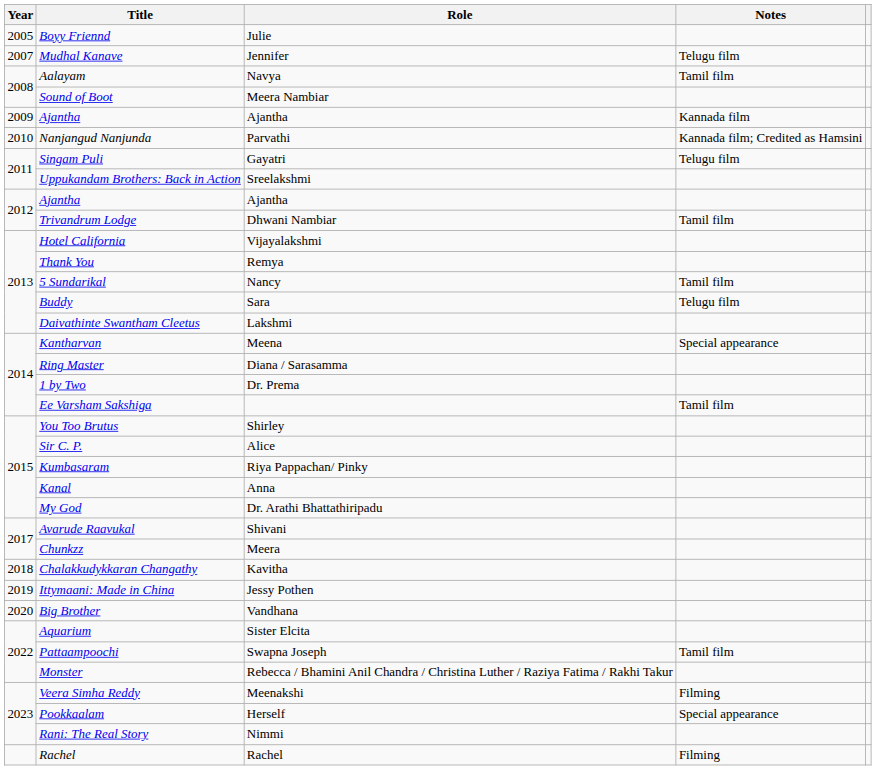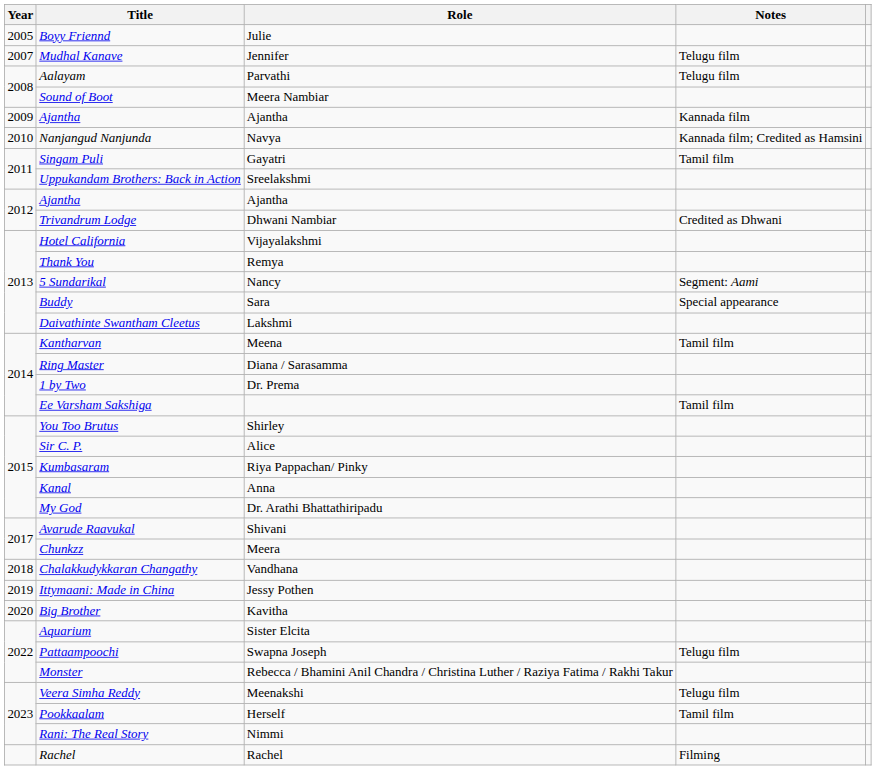(264, 76) Navya -> (268, 76) Parvathi
(706, 76) Tamil film -> (709, 76) Telugu film
(268, 138) Parvathi -> (264, 138) Navya
(709, 158) Telugu film -> (706, 158) Tamil film
(706, 220) Tamil film -> (730, 220) Credited as Dhwani
(706, 281) Tamil film -> (719, 281) Segment: Aami
(709, 302) Telugu film -> (729, 302) Special appearance
(729, 343) Special appearance -> (706, 343) Tamil film
(267, 569) Kavitha -> (272, 569) Vandhana
(272, 610) Vandhana -> (267, 610) Kavitha
(706, 651) Tamil film -> (709, 651) Telugu film
(699, 693) Filming -> (709, 693) Telugu film
(729, 713) Special appearance -> (706, 713) Tamil film
